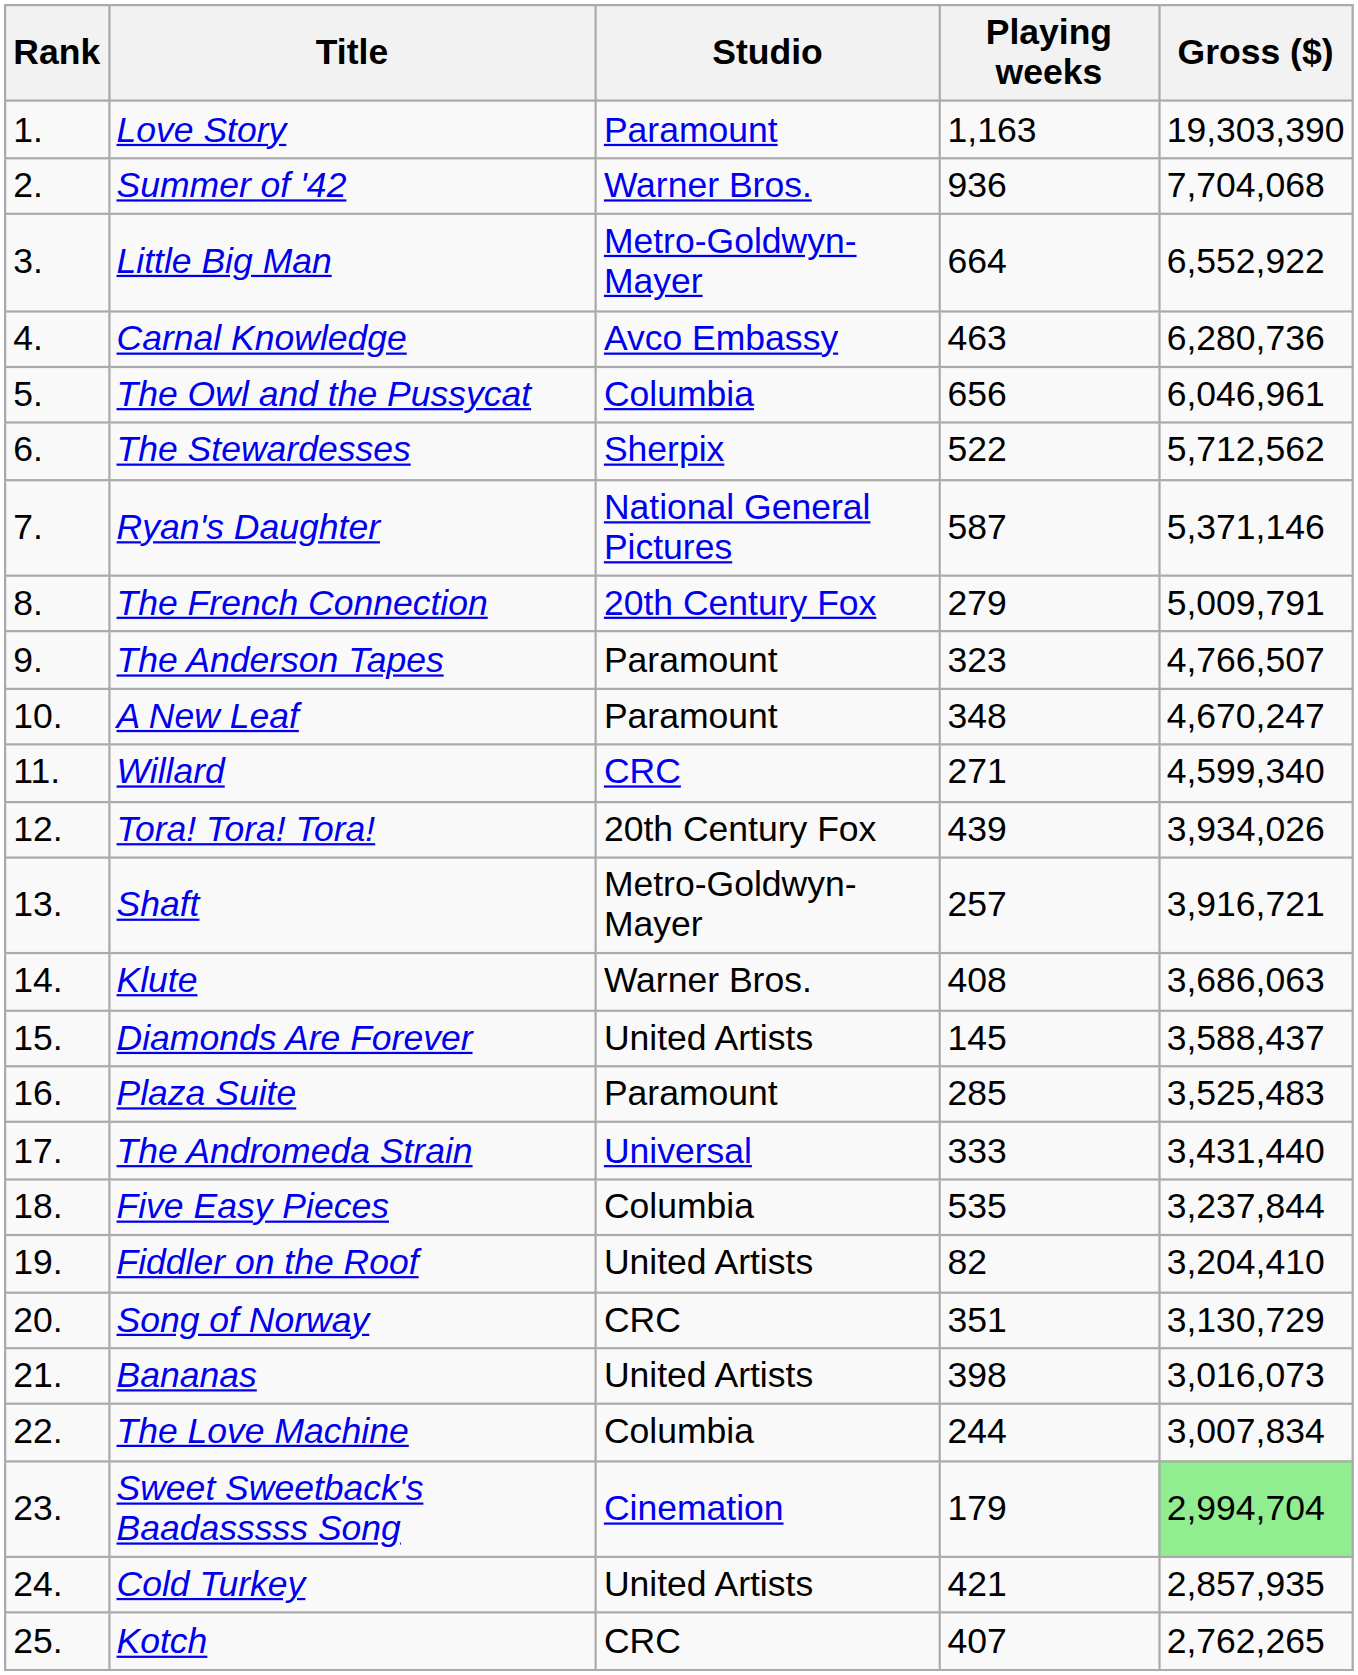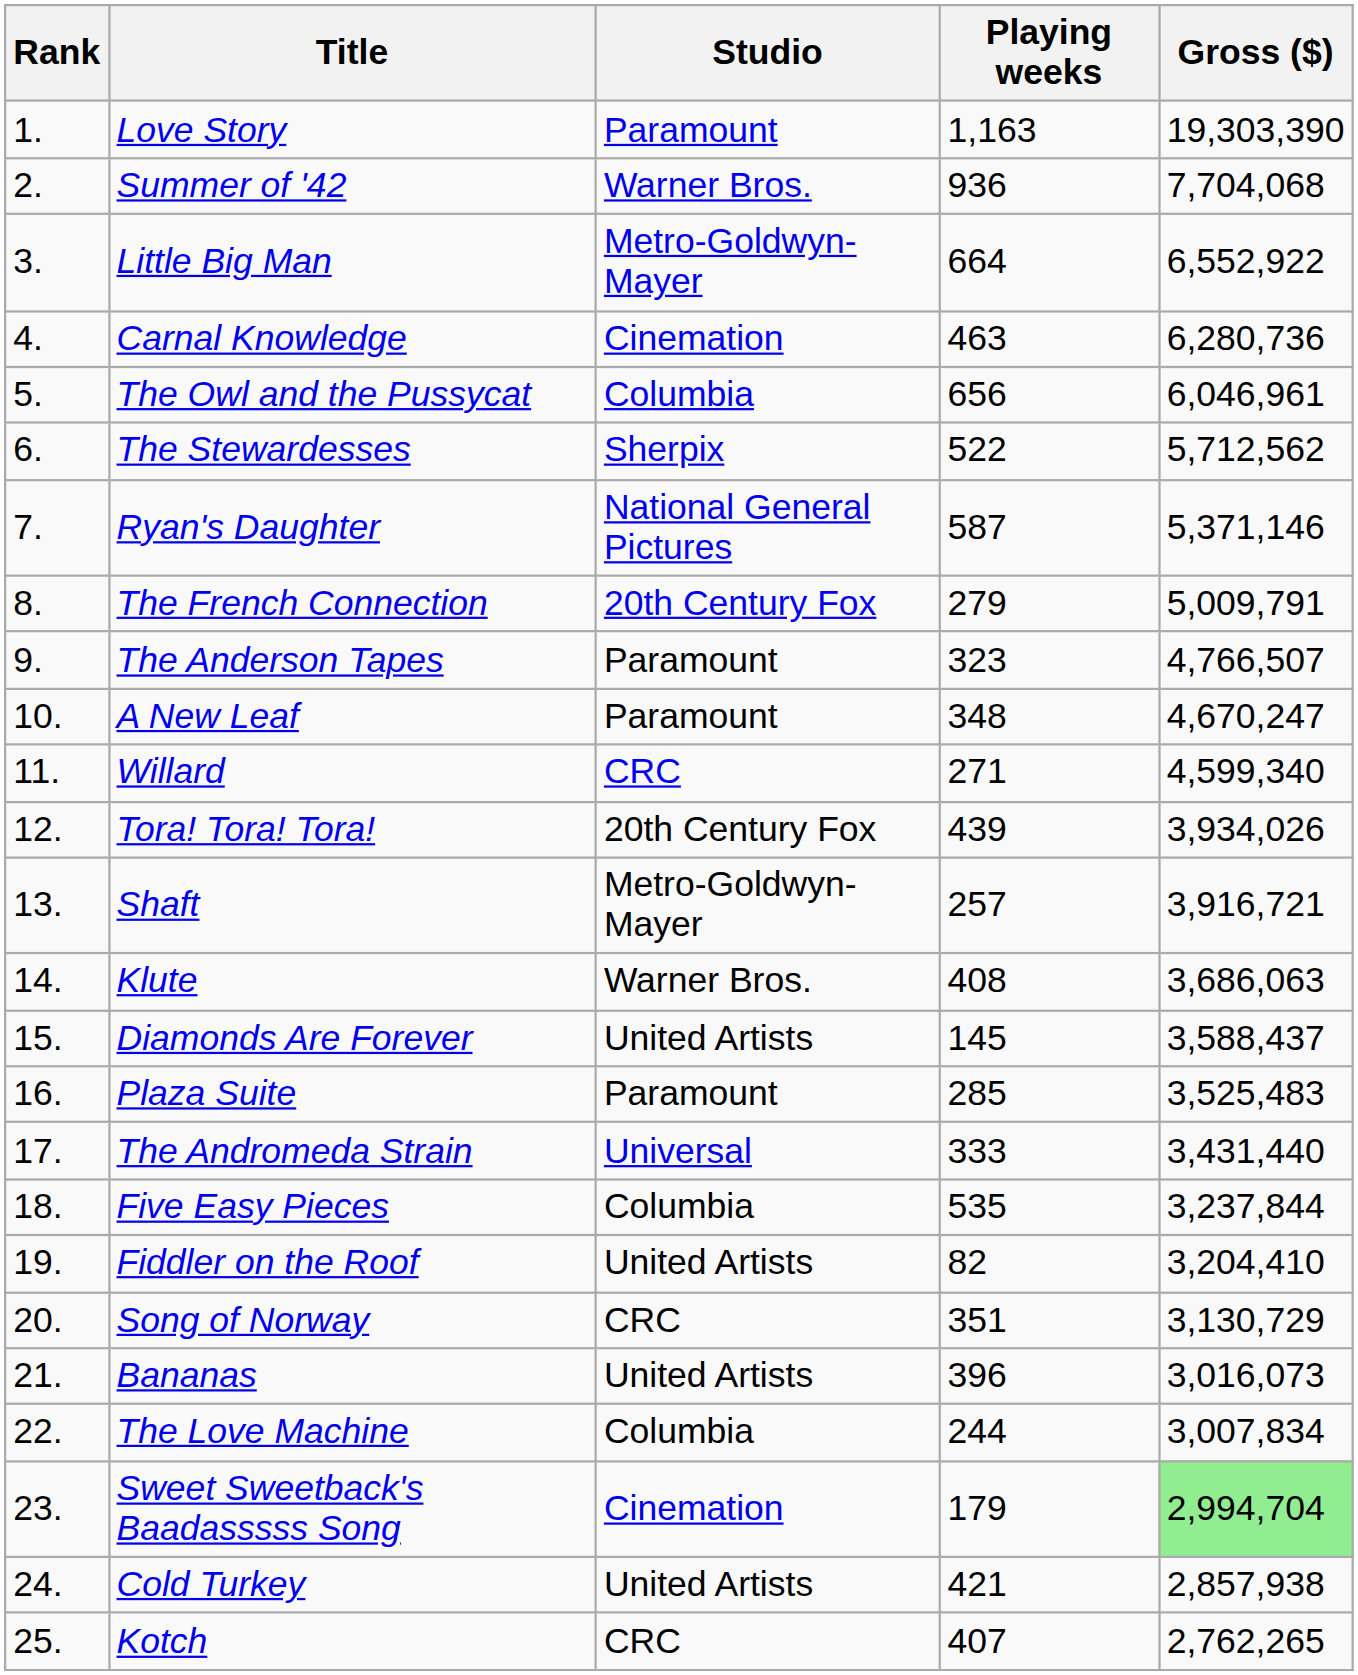(721, 337) Avco Embassy -> (694, 337) Cinemation
(977, 1375) 398 -> (977, 1375) 396
(1246, 1584) 2,857,935 -> (1246, 1584) 2,857,938
